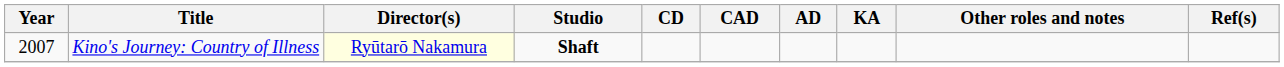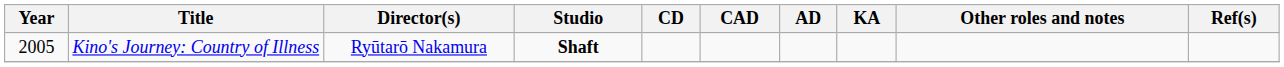(36, 47) 2007 -> (36, 47) 2005
(419, 47) lightyellow background -> (419, 47) no background
